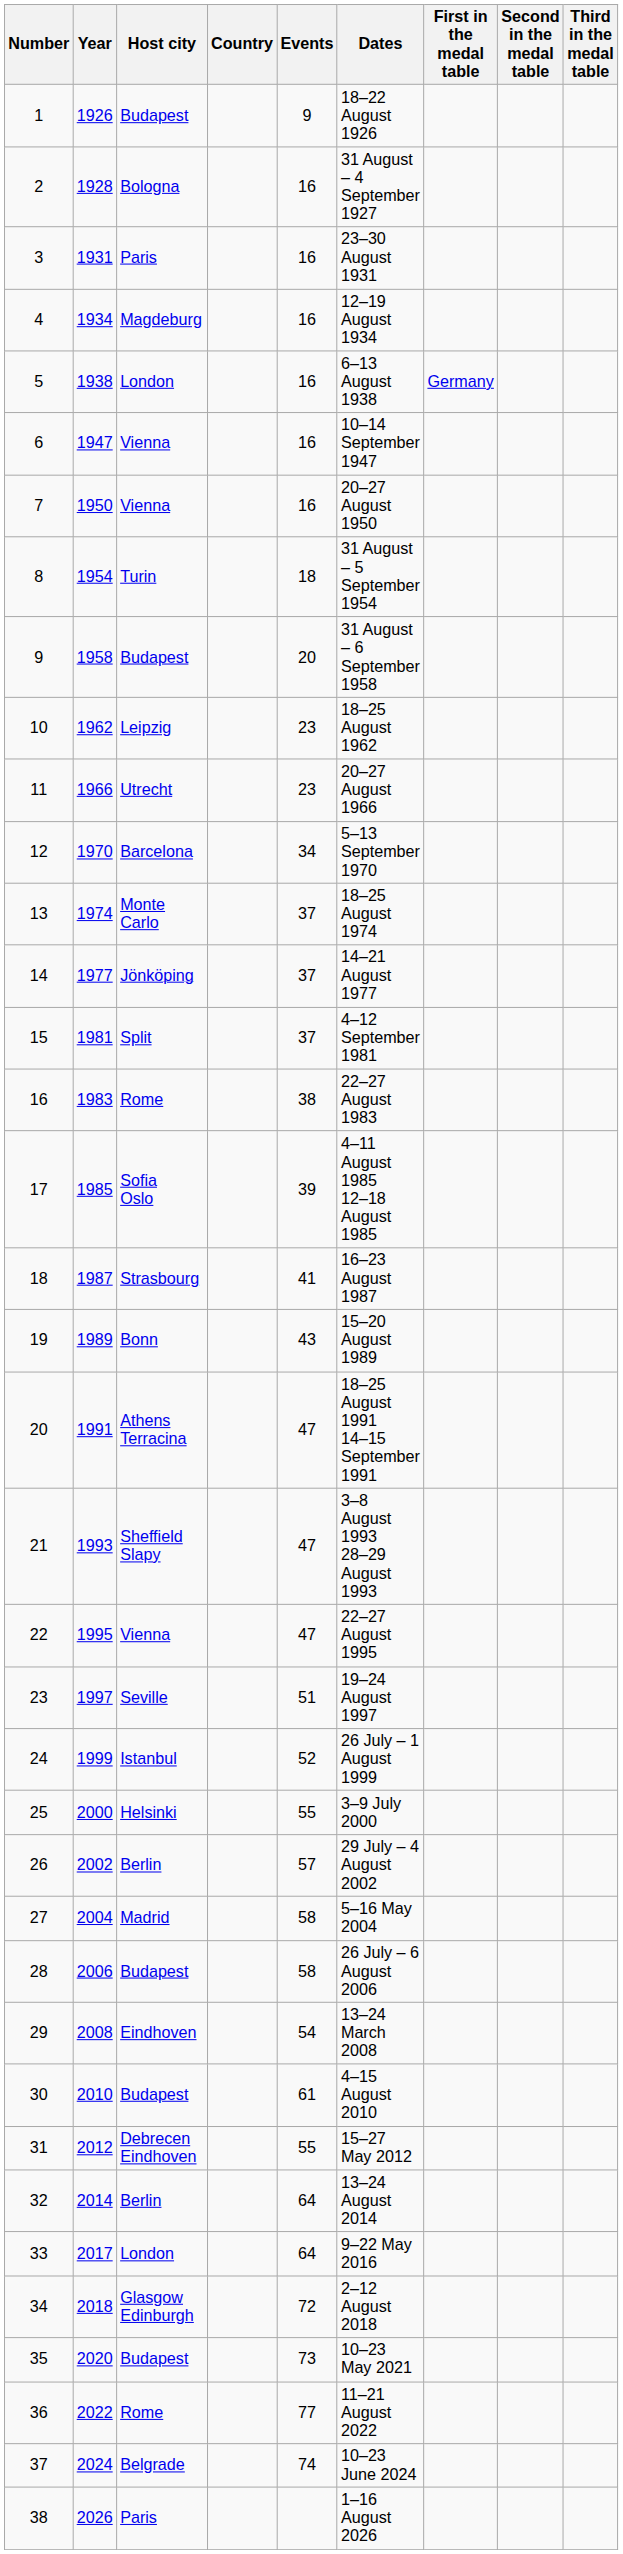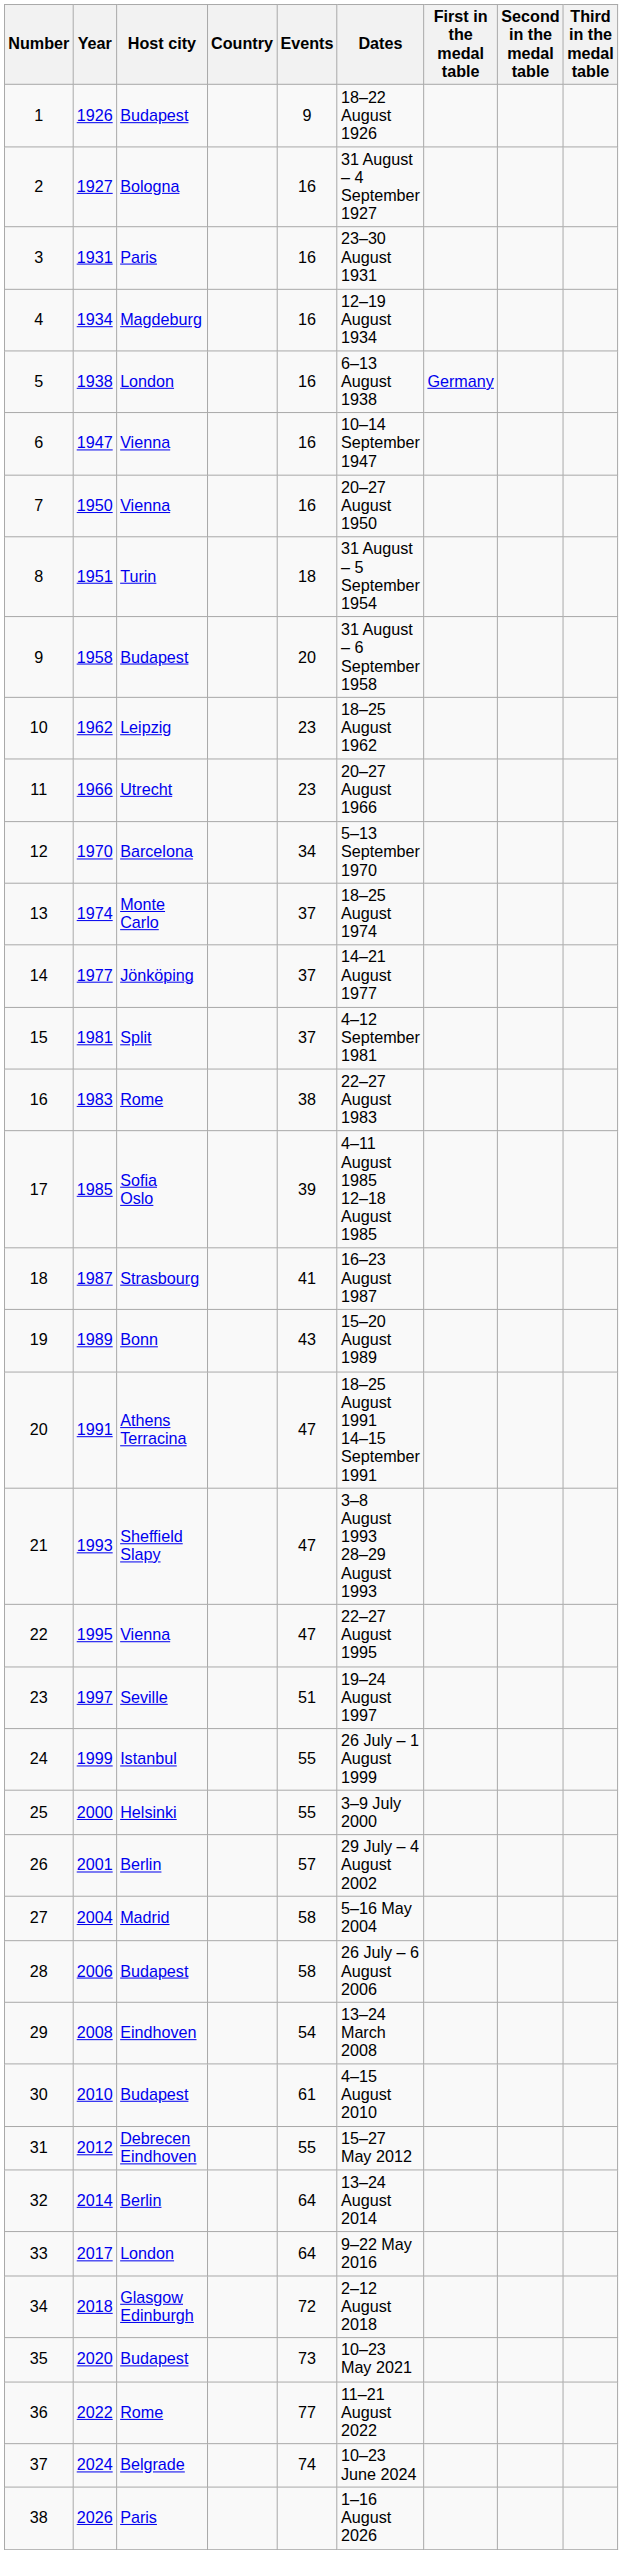(95, 186) 1928 -> (95, 186) 1927
(95, 576) 1954 -> (95, 576) 1951
(307, 1759) 52 -> (307, 1759) 55
(95, 1865) 2002 -> (95, 1865) 2001
